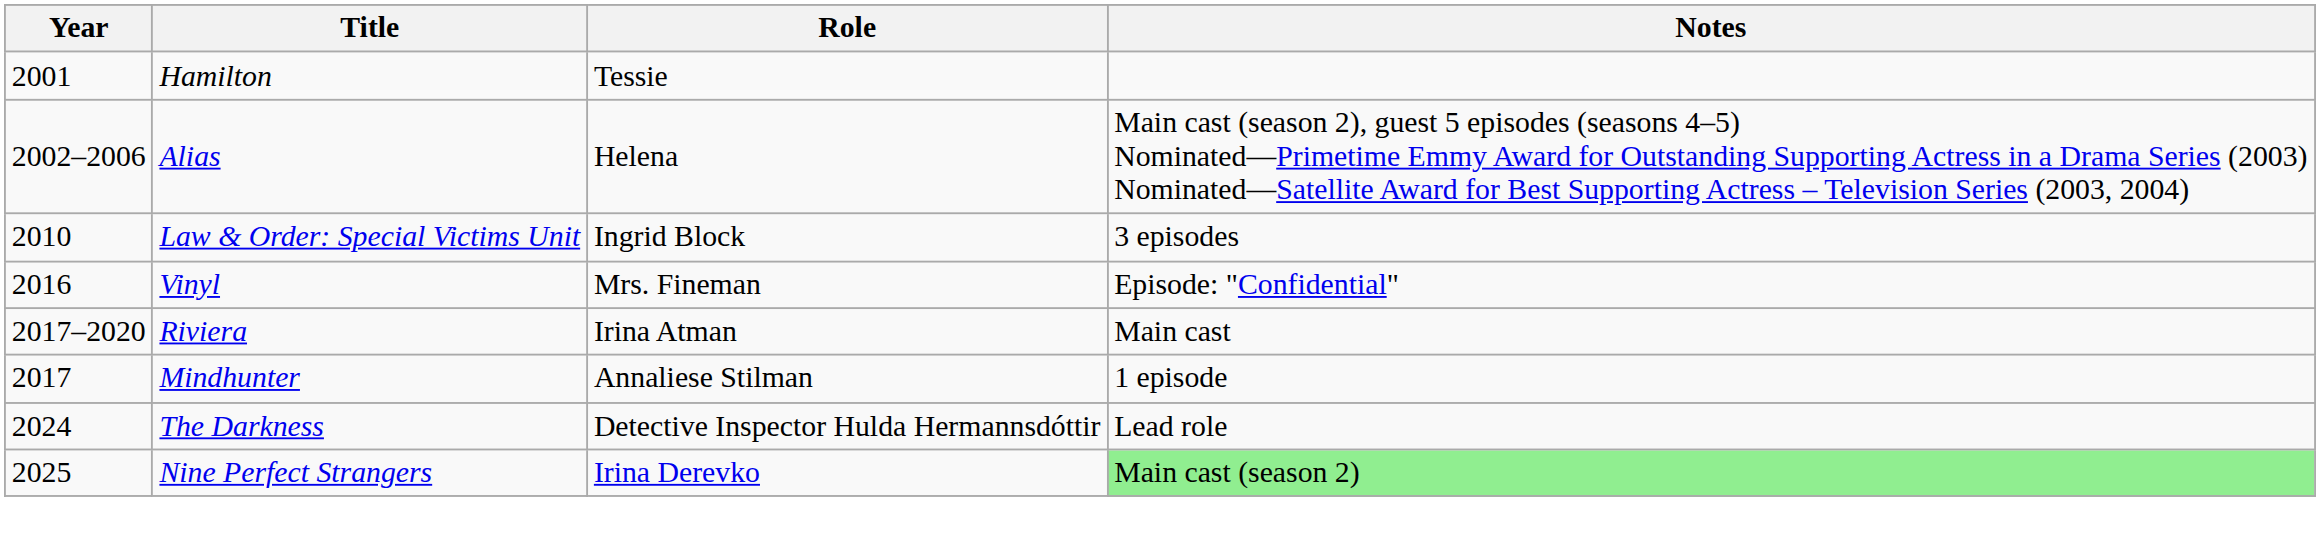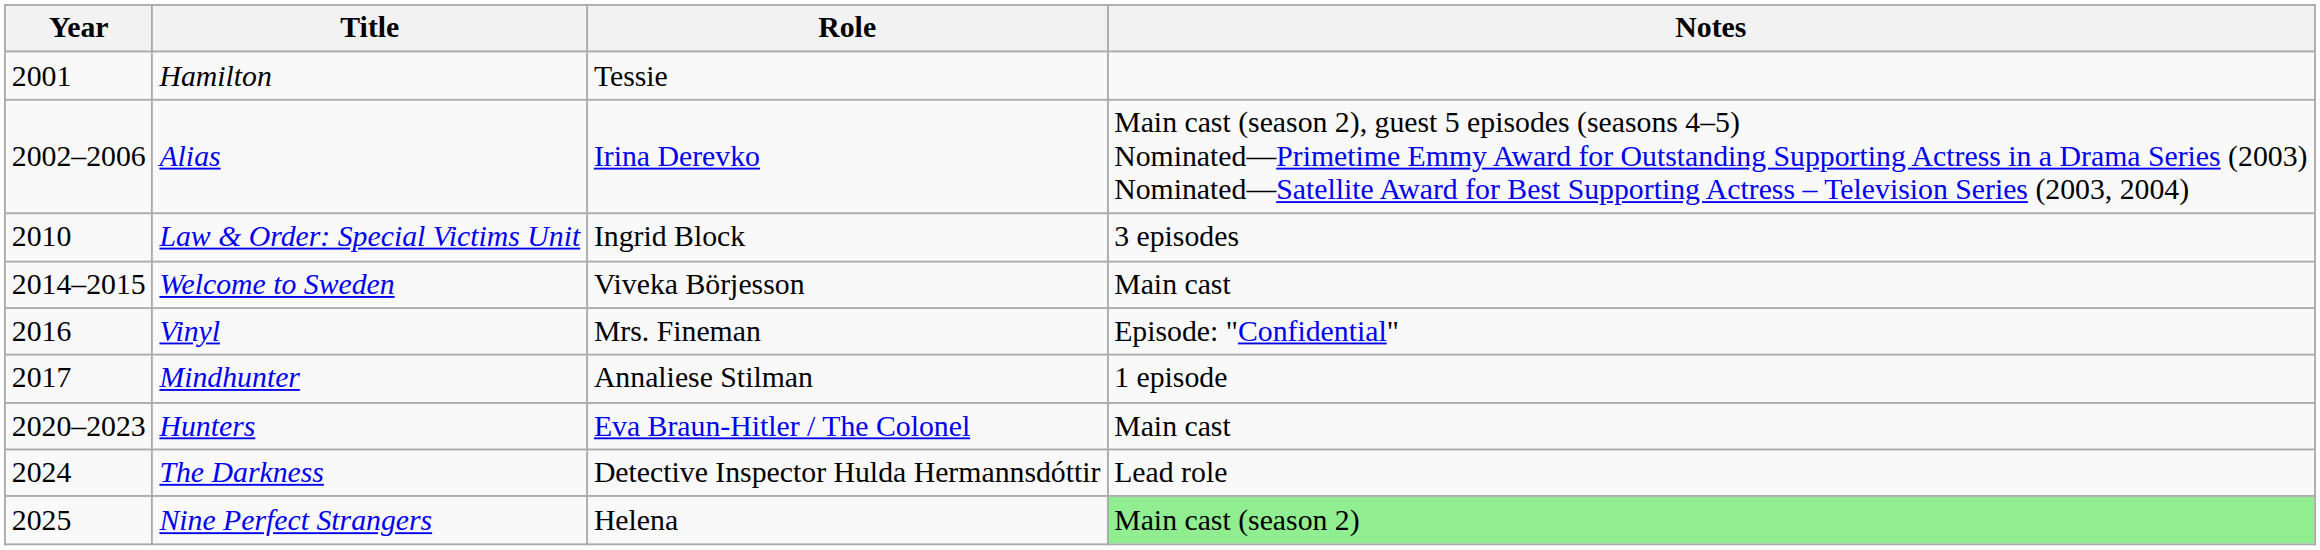(636, 155) Helena -> (677, 155) Irina Derevko
+ row: (277, 283)
- row: (203, 331)
+ row: (207, 425)
(677, 472) Irina Derevko -> (636, 519) Helena
